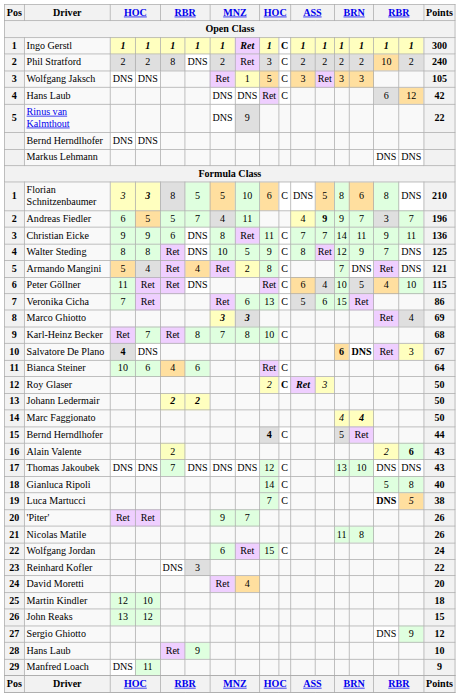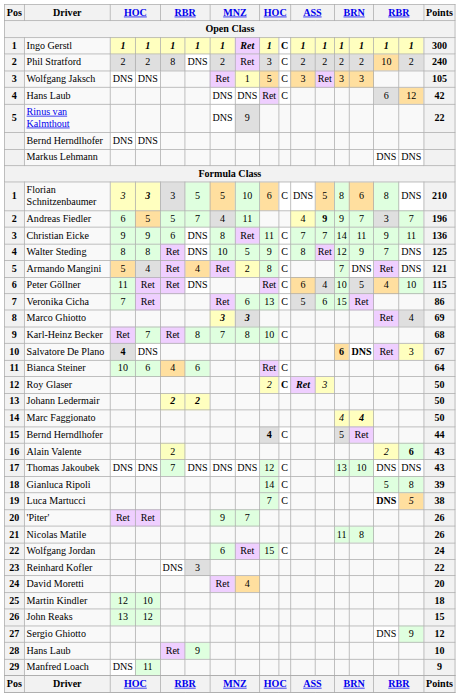(173, 196) 8 -> (173, 196) 3
(440, 484) 40 -> (440, 484) 39
